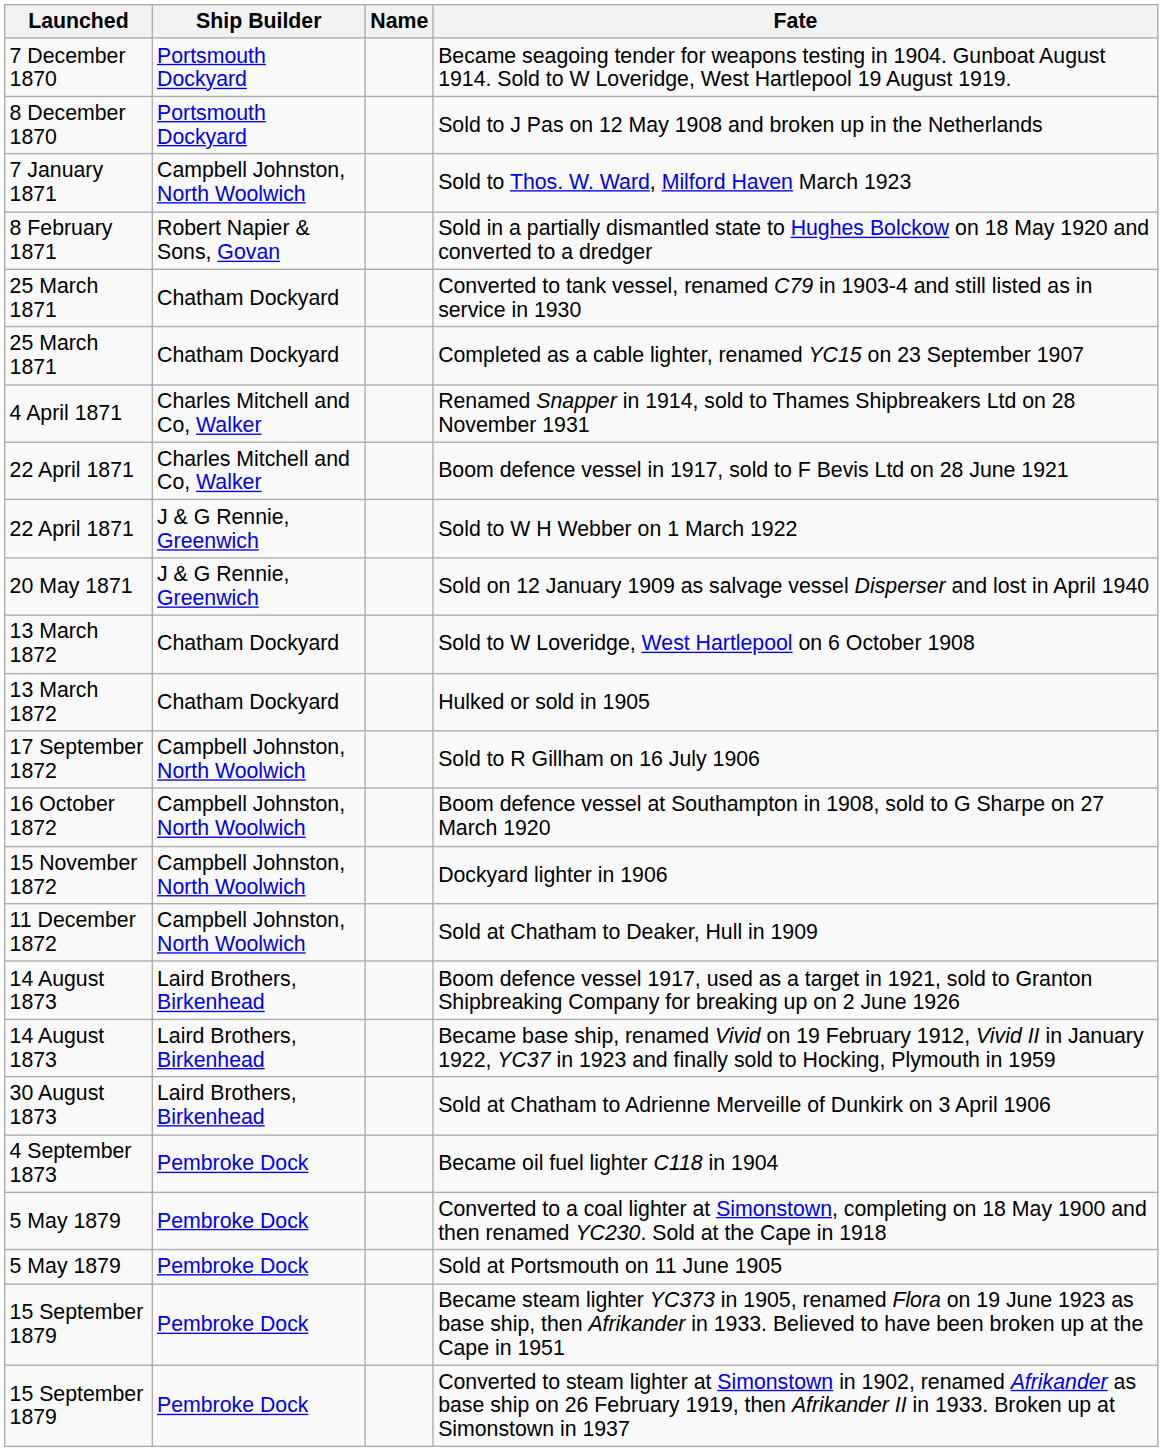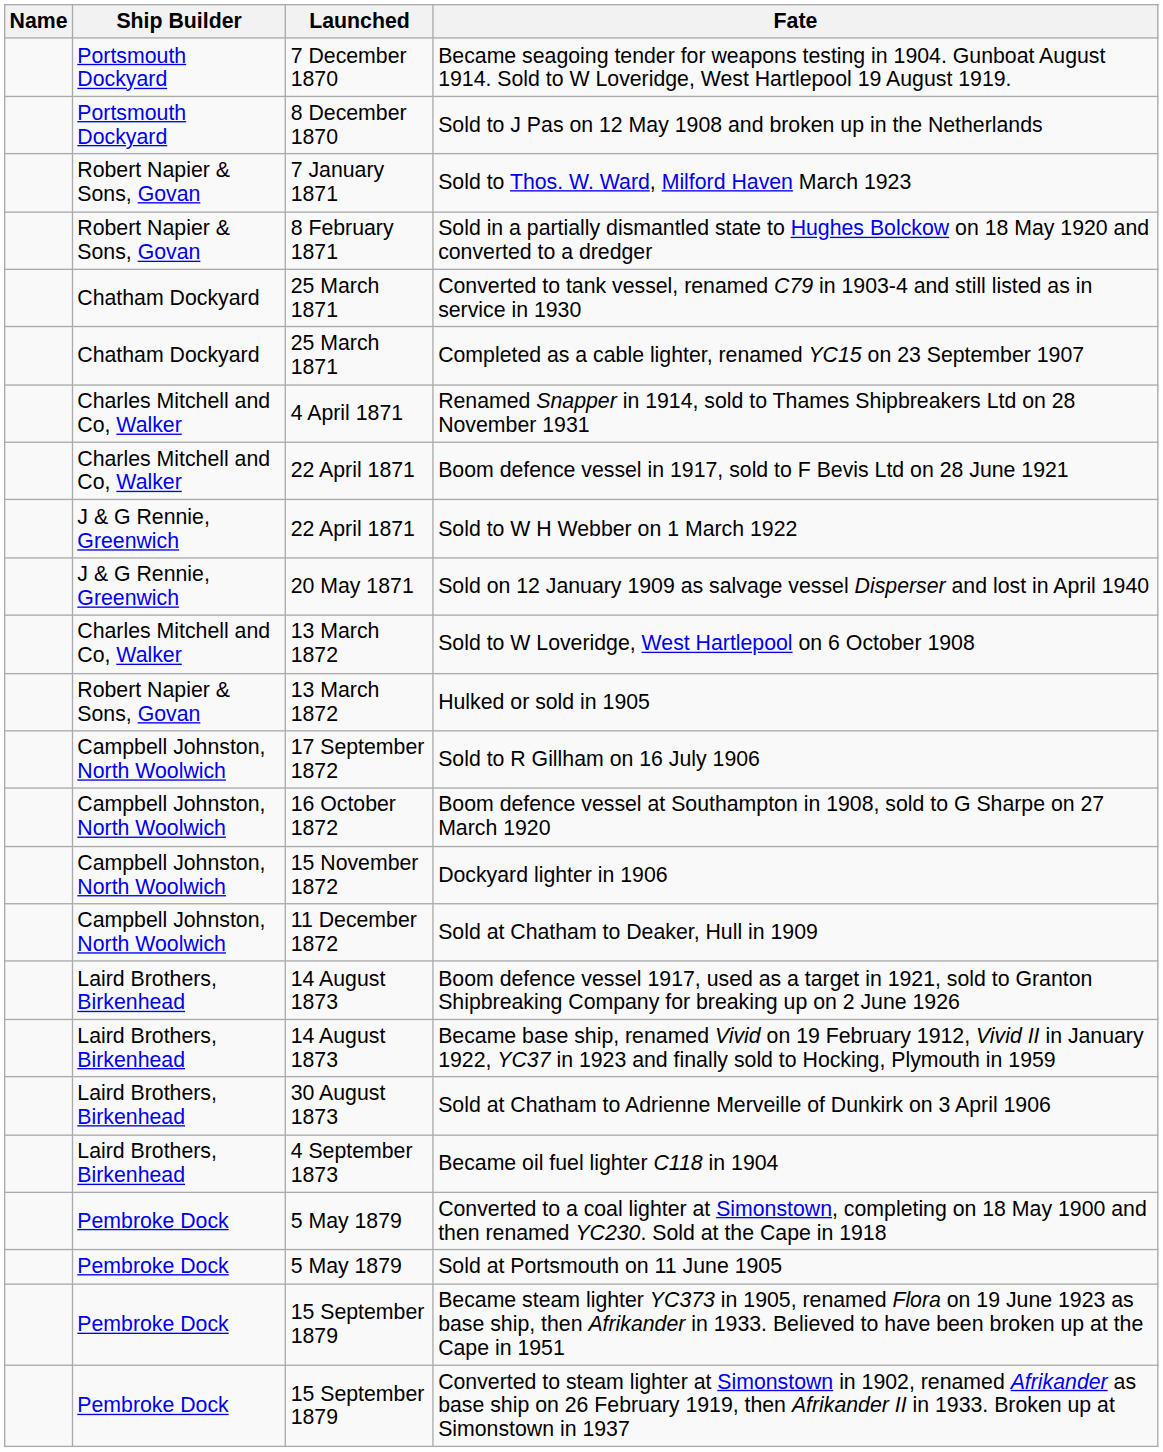columns swapped: (399, 21) <-> (78, 21)
(251, 182) Campbell Johnston, North Woolwich -> (154, 182) Robert Napier & Sons, Govan
(248, 643) Chatham Dockyard -> (174, 643) Charles Mitchell and Co, Walker
(248, 701) Chatham Dockyard -> (154, 701) Robert Napier & Sons, Govan
(233, 1163) Pembroke Dock -> (147, 1163) Laird Brothers, Birkenhead
